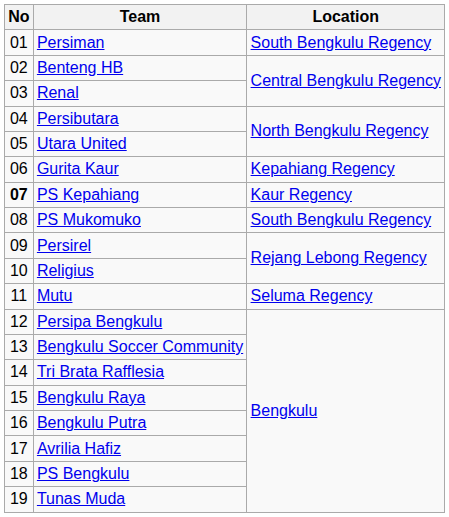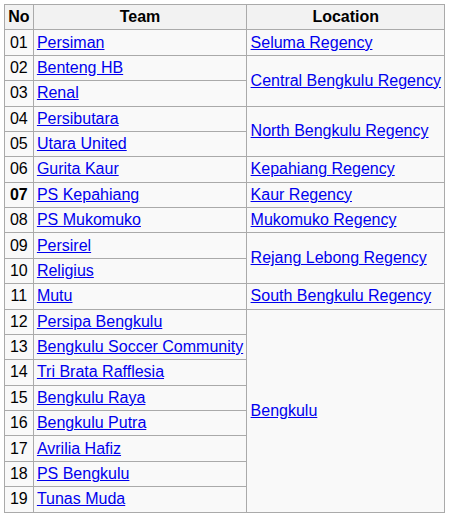(341, 42) South Bengkulu Regency -> (312, 42) Seluma Regency
(341, 220) South Bengkulu Regency -> (324, 220) Mukomuko Regency
(312, 296) Seluma Regency -> (341, 296) South Bengkulu Regency
